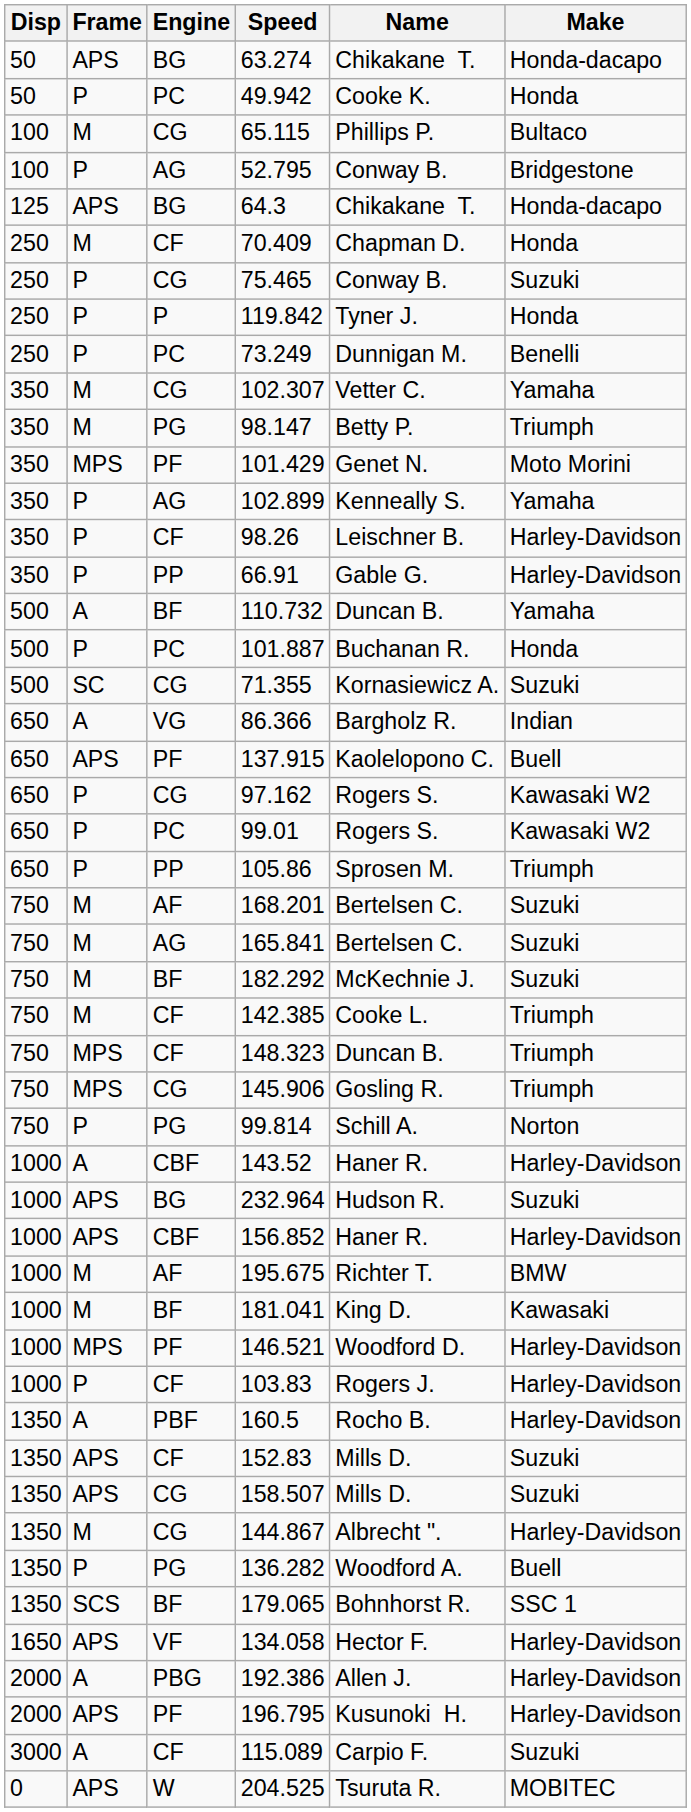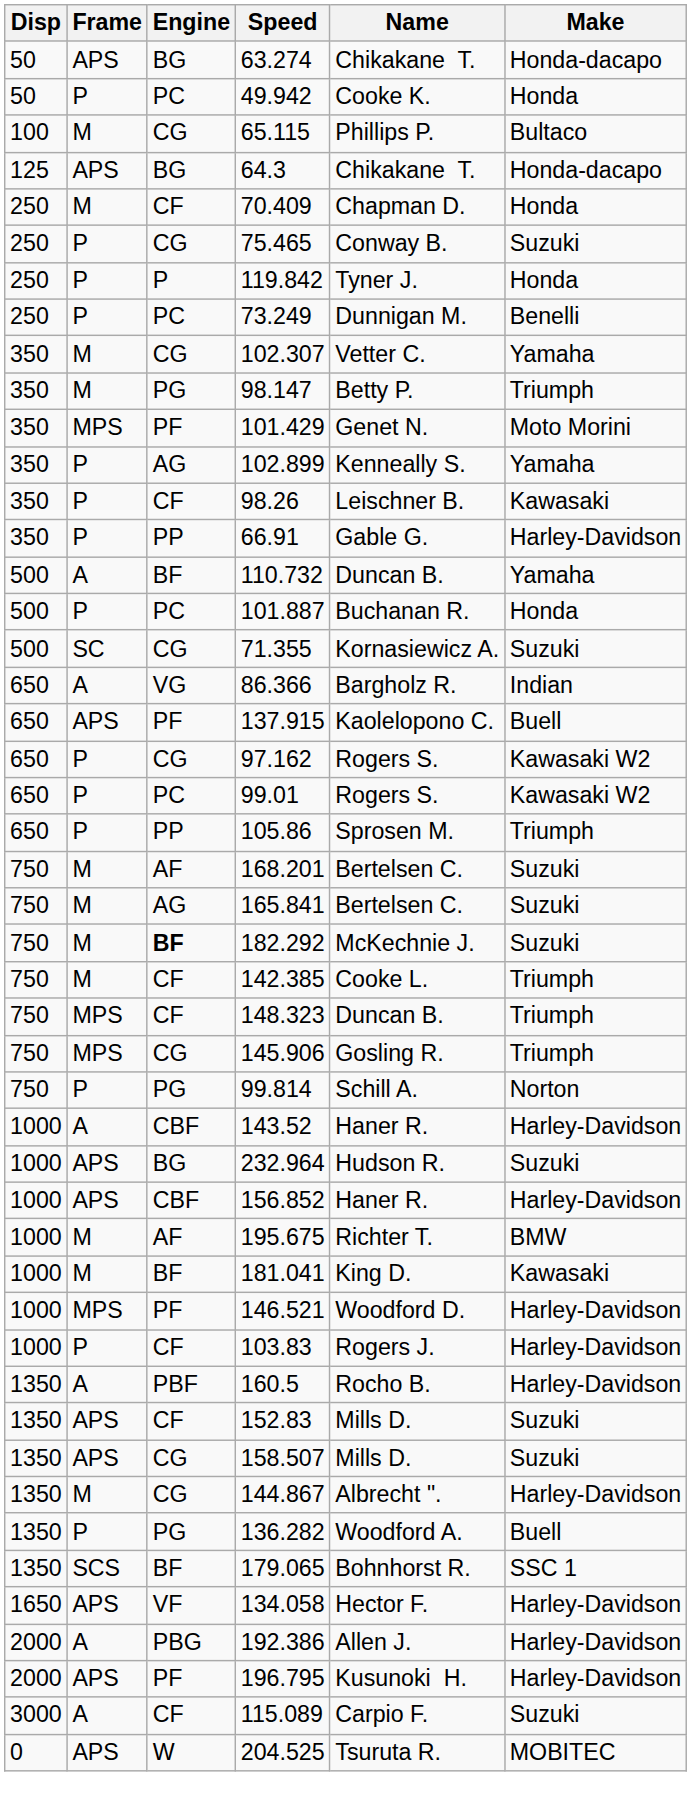- row: (276, 170)
(596, 538) Harley-Davidson -> (559, 501) Kawasaki
(168, 979) normal -> (168, 942) bold
